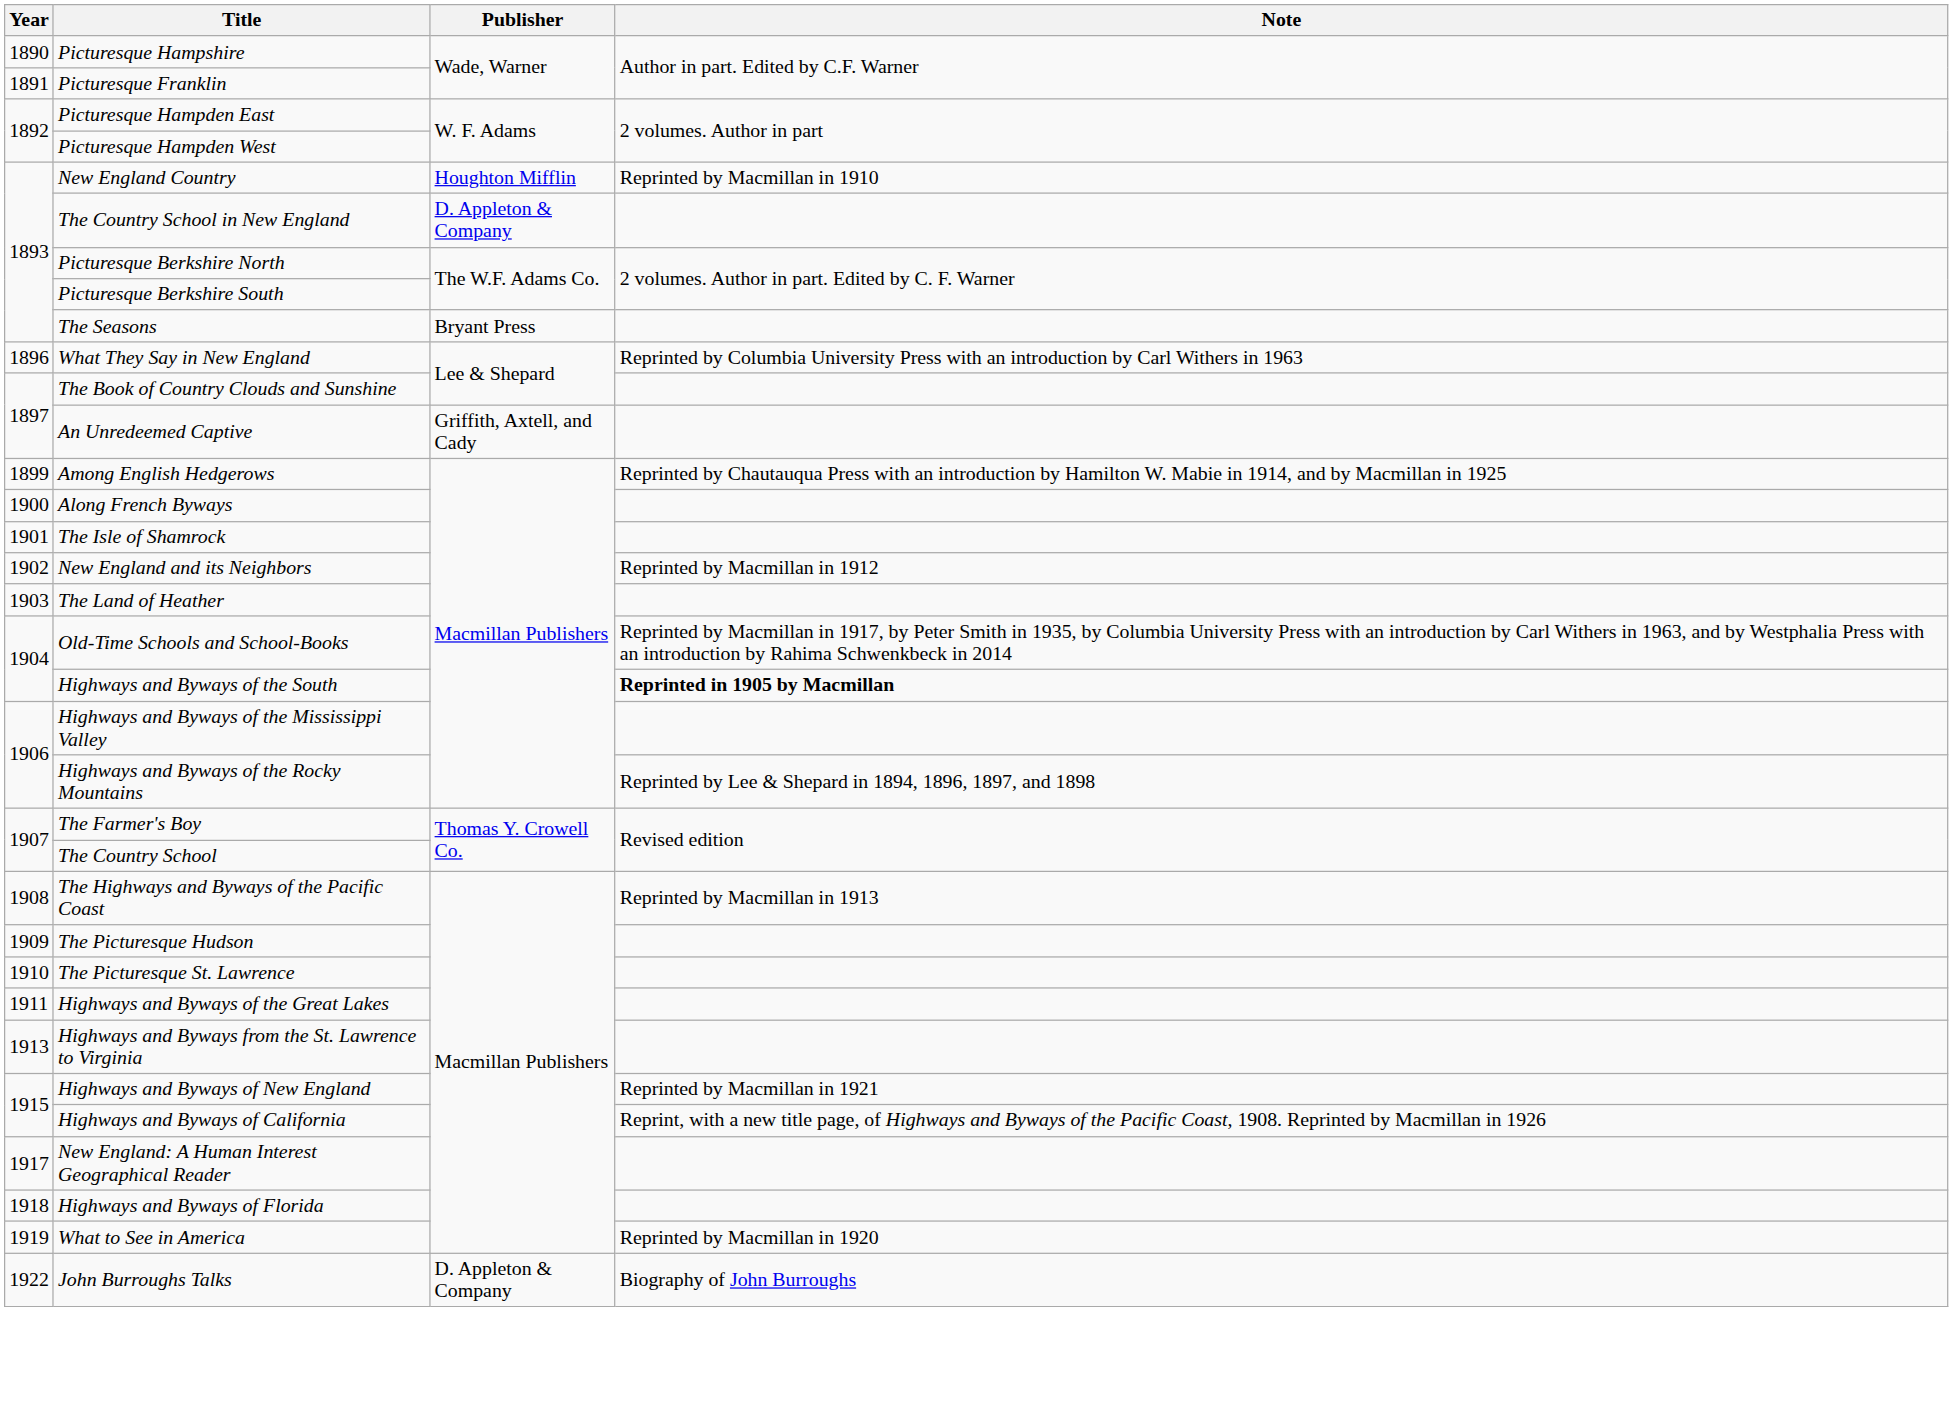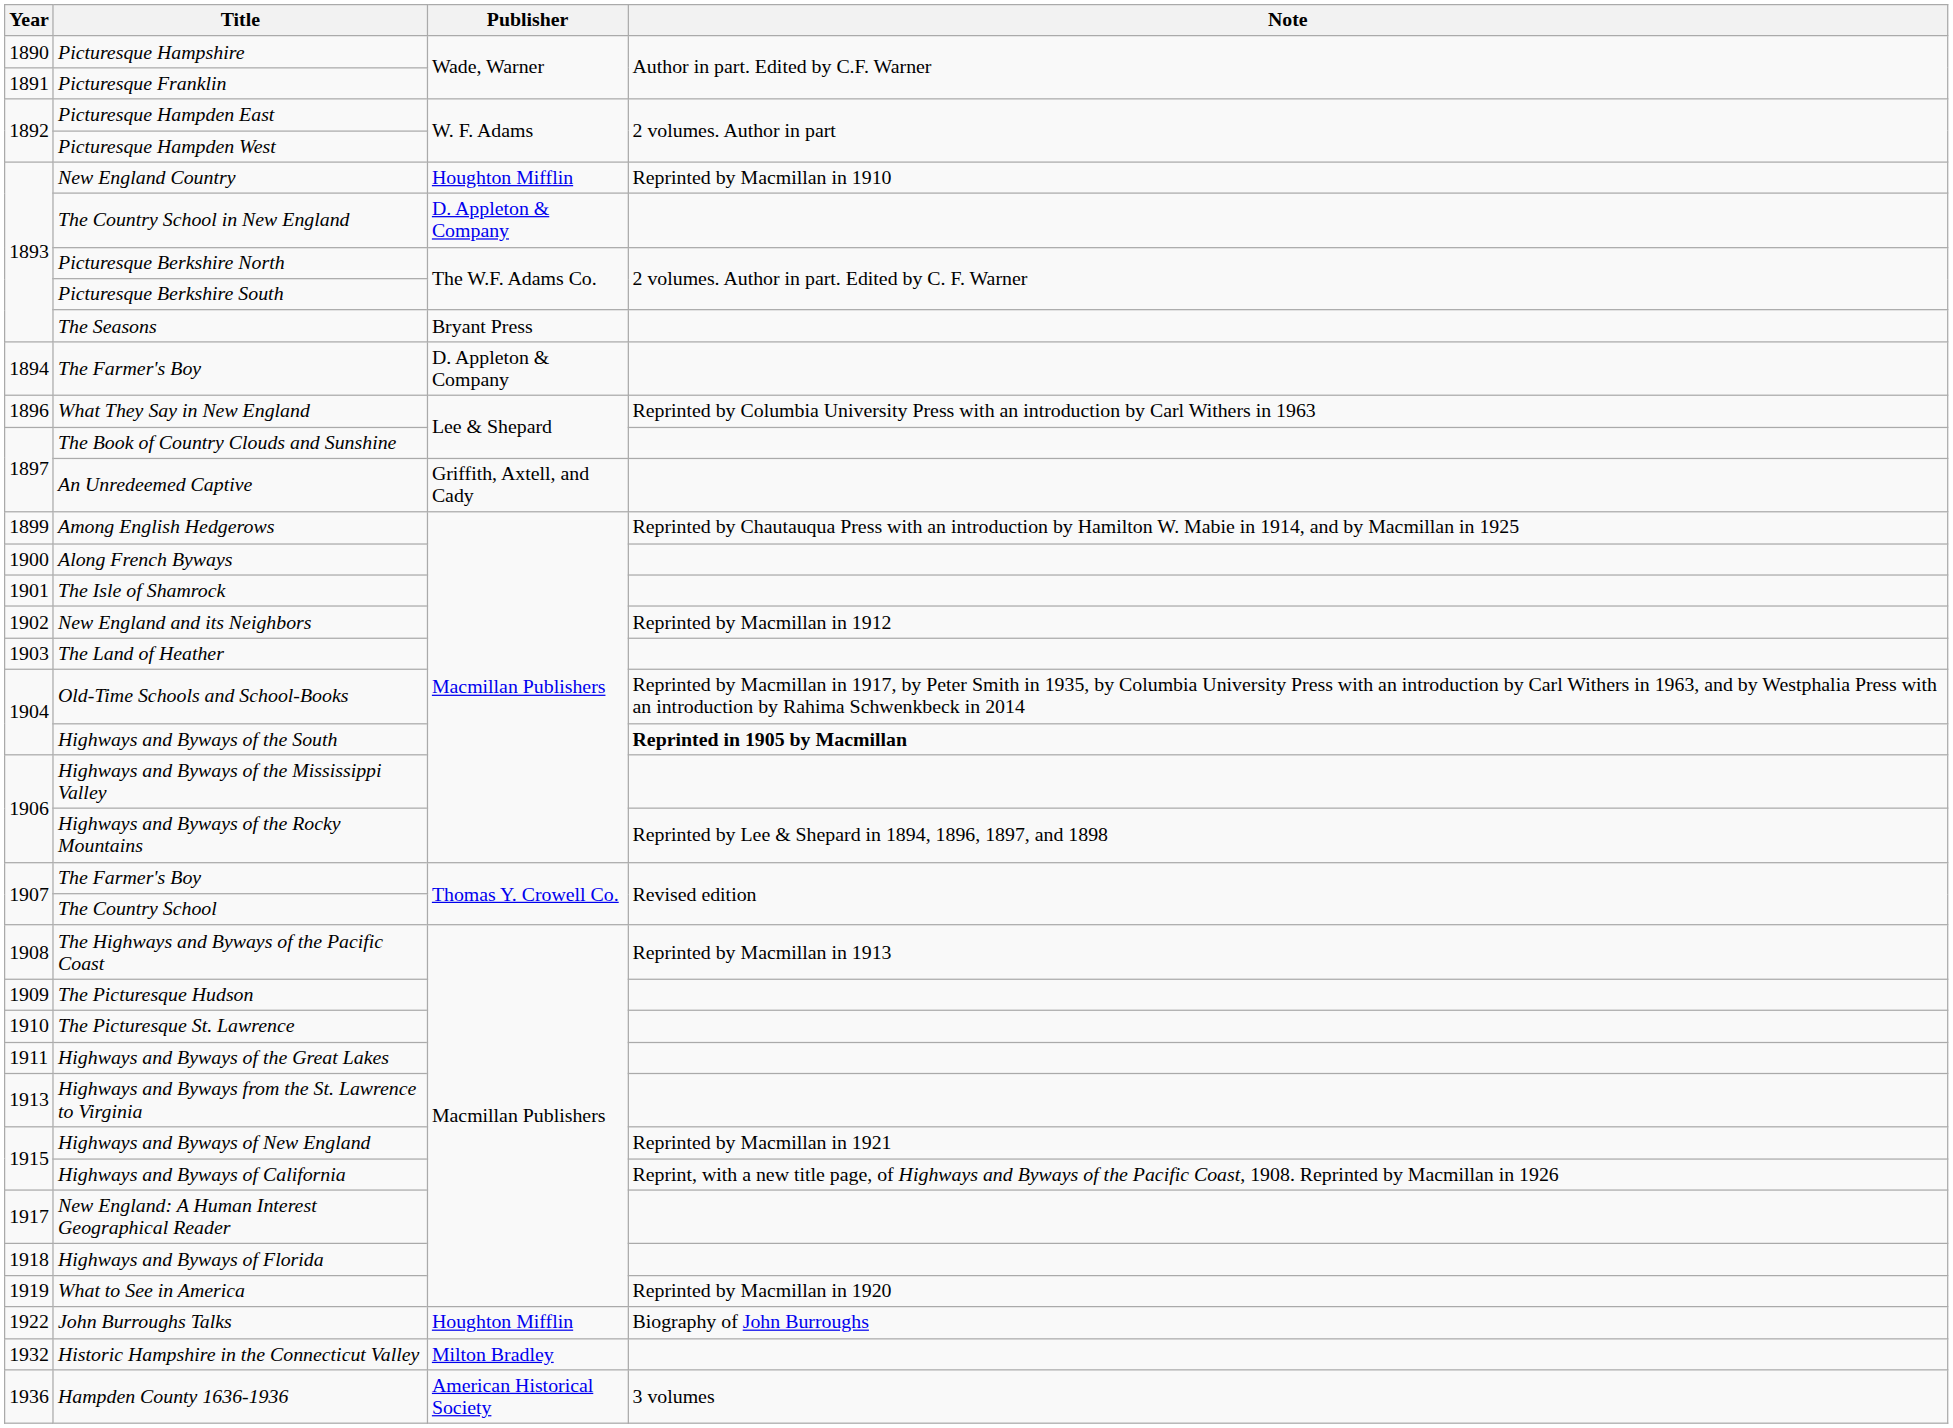+ row: (29, 368)
(493, 1279) D. Appleton & Company -> (503, 1322) Houghton Mifflin
+ row: (29, 1353)
+ row: (29, 1396)
